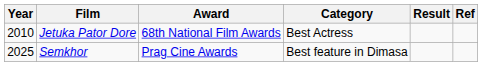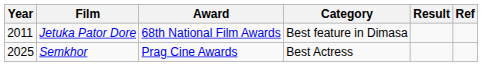(20, 33) 2010 -> (20, 33) 2011
(320, 33) Best Actress -> (347, 33) Best feature in Dimasa
(347, 52) Best feature in Dimasa -> (320, 52) Best Actress
